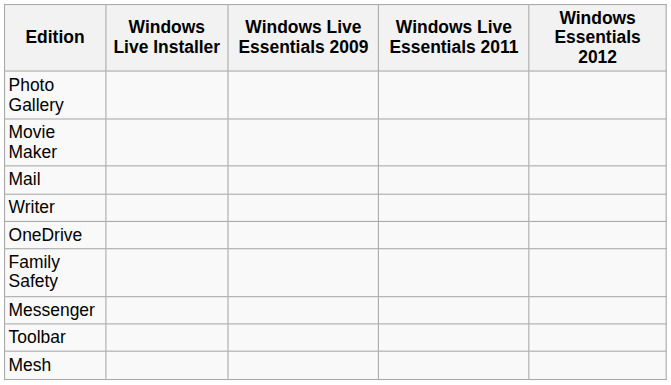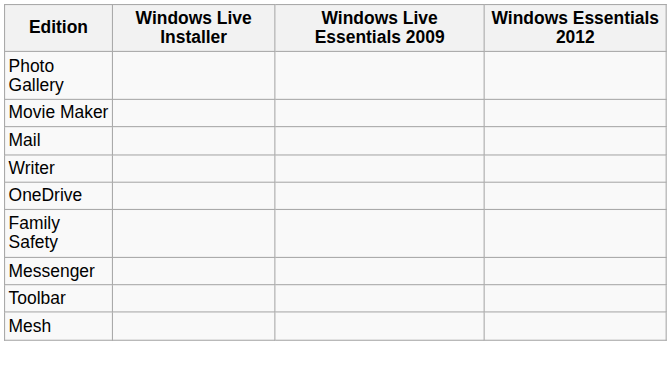- column: (454, 37)
